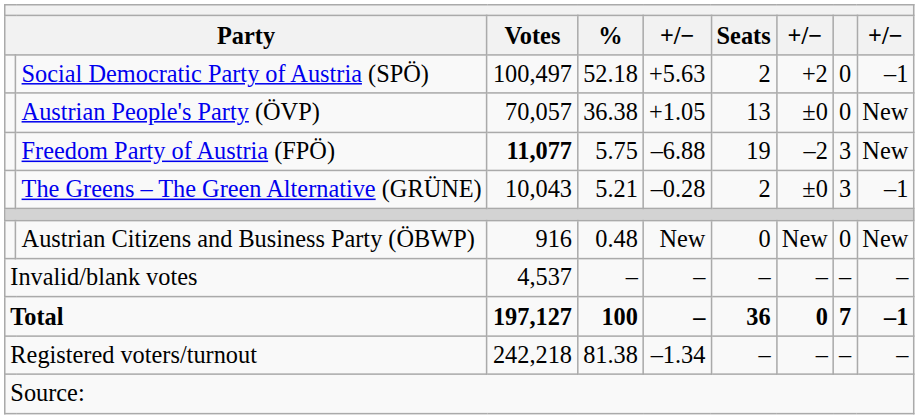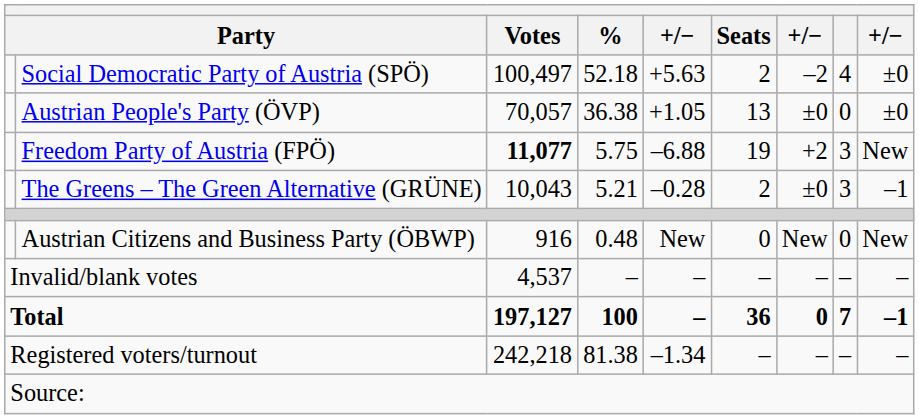(815, 73) +2 -> (816, 73) –2
(845, 73) 0 -> (845, 73) 4
(896, 73) –1 -> (896, 73) ±0
(885, 112) New -> (896, 112) ±0
(816, 150) –2 -> (815, 150) +2
